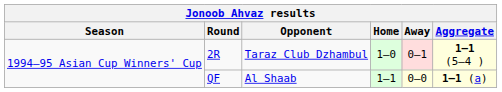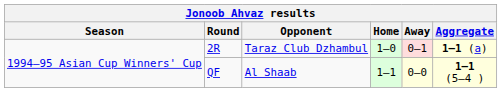(465, 55) 1–1 (5–4 ) -> (465, 48) 1–1 (a)
(465, 78) 1–1 (a) -> (465, 72) 1–1 (5–4 )
